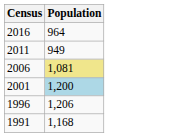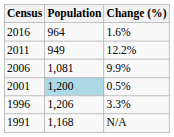+ column: (137, 13)
(60, 68) khaki background -> (60, 68) no background
